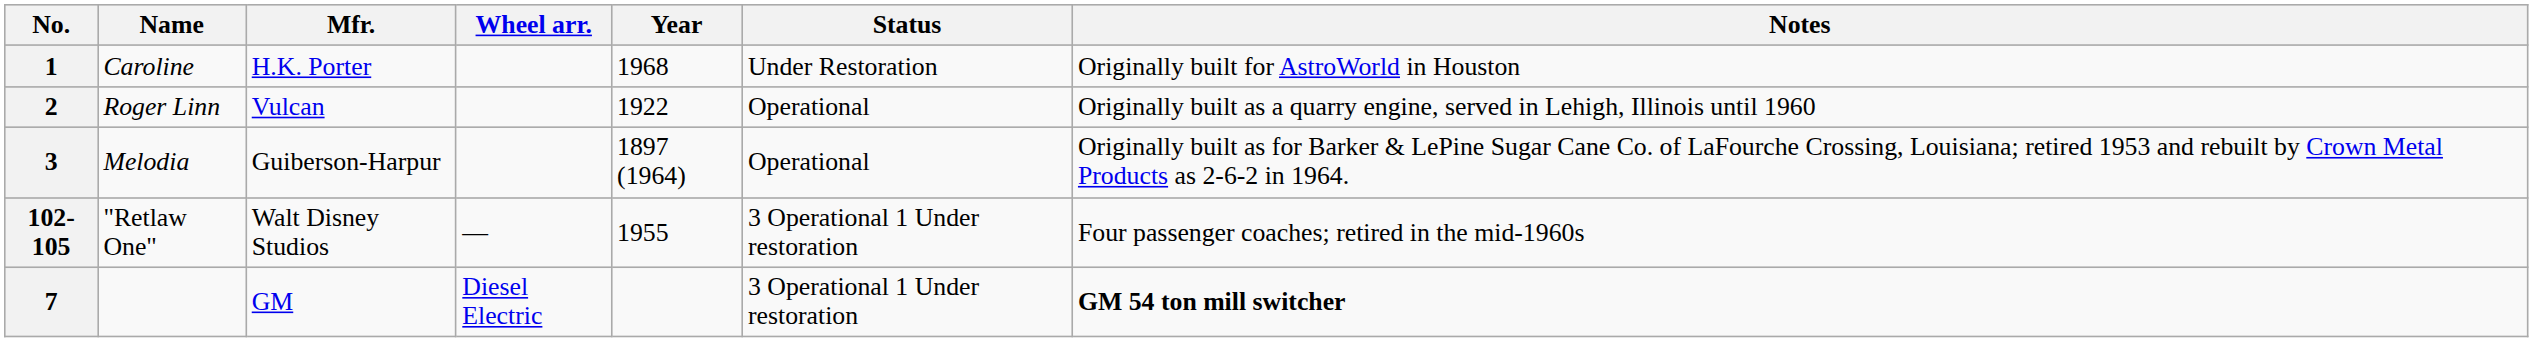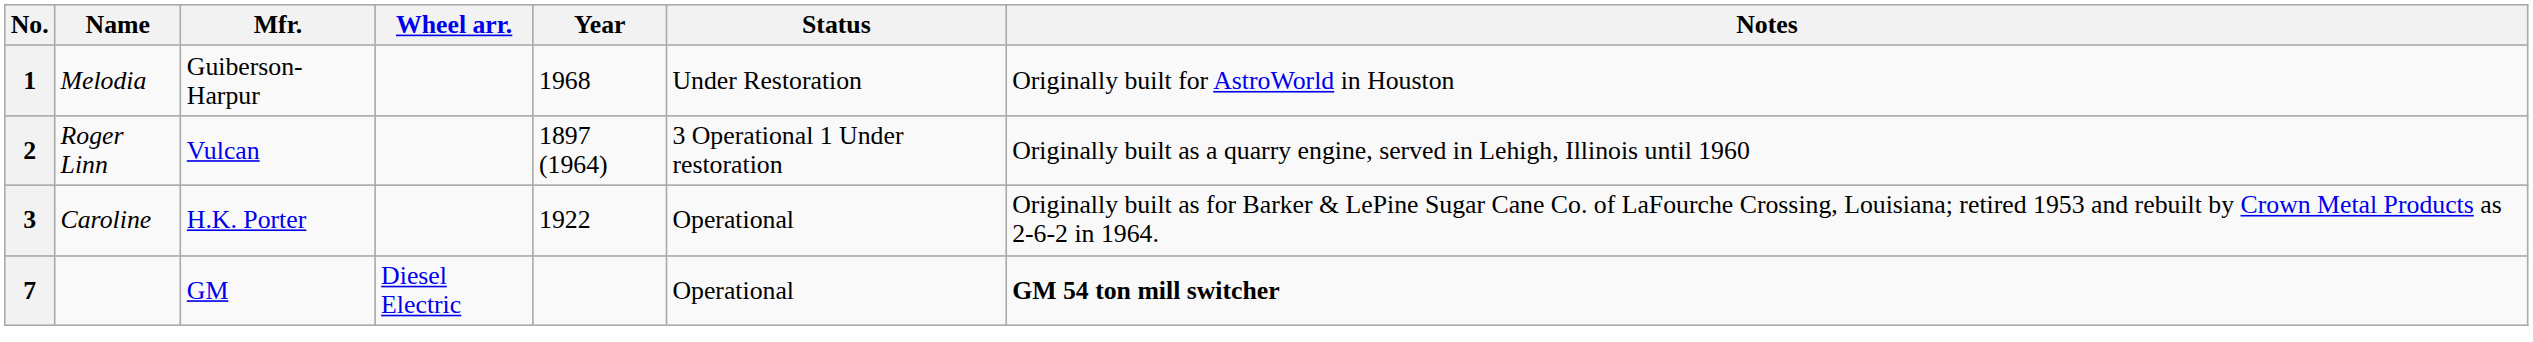(149, 65) Caroline -> (103, 80) Melodia
(311, 65) H.K. Porter -> (245, 80) Guiberson-Harpur
(643, 106) 1922 -> (573, 150) 1897 (1964)
(809, 106) Operational -> (788, 150) 3 Operational 1 Under restoration
(146, 161) Melodia -> (106, 219) Caroline
(346, 161) Guiberson-Harpur -> (247, 219) H.K. Porter
(651, 161) 1897 (1964) -> (565, 219) 1922
- row: (51, 231)
(864, 301) 3 Operational 1 Under restoration -> (733, 289) Operational
